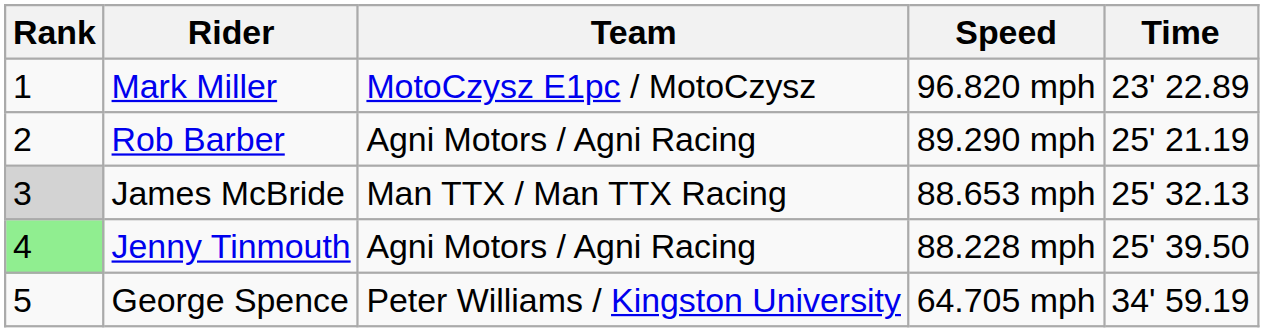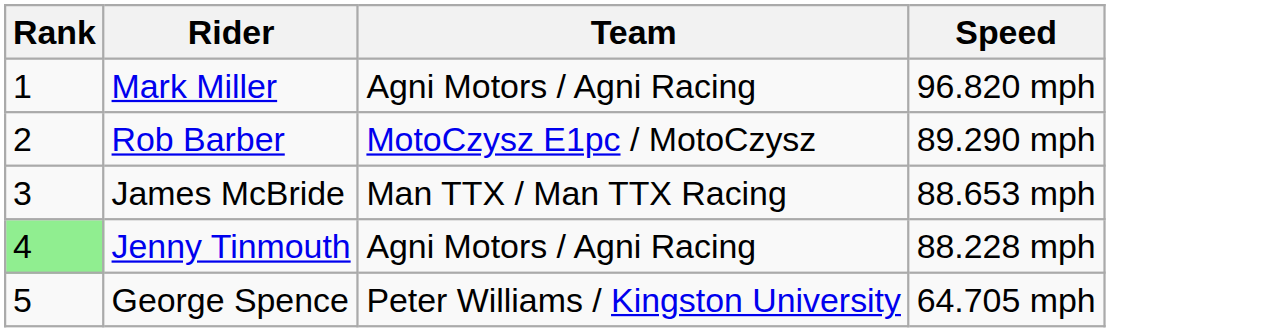- column: (1180, 32)
(591, 86) MotoCzysz E1pc / MotoCzysz -> (561, 86) Agni Motors / Agni Racing
(561, 139) Agni Motors / Agni Racing -> (591, 139) MotoCzysz E1pc / MotoCzysz
(22, 193) lightgrey background -> (22, 193) no background
